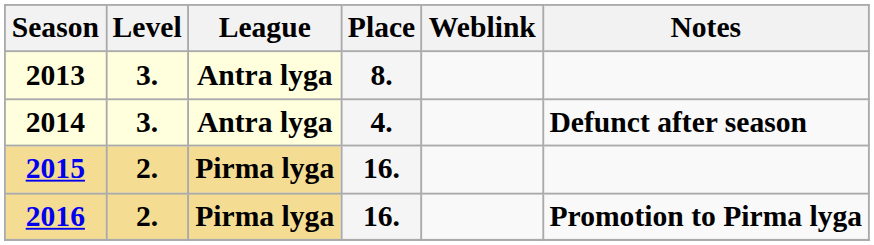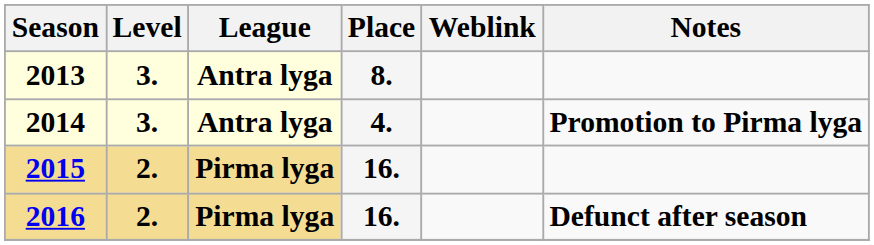(678, 121) Defunct after season -> (706, 121) Promotion to Pirma lyga
(706, 215) Promotion to Pirma lyga -> (678, 215) Defunct after season
